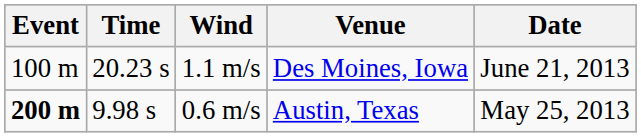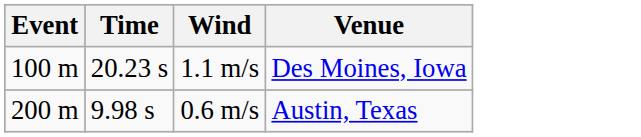- column: (555, 25)
(46, 110) bold -> (45, 110) normal
